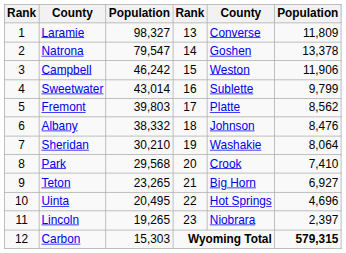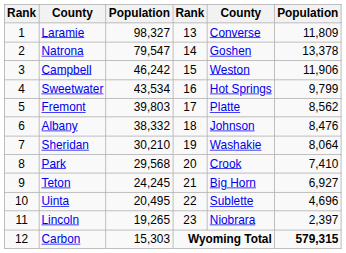(152, 88) 43,014 -> (152, 88) 43,534
(232, 88) Sublette -> (241, 88) Hot Springs
(152, 182) 23,265 -> (152, 182) 24,245
(241, 201) Hot Springs -> (232, 201) Sublette
